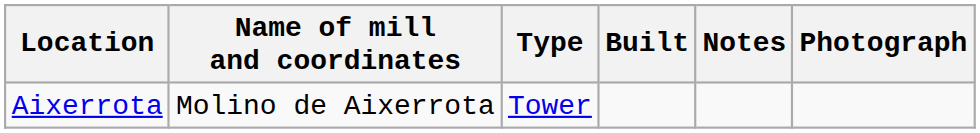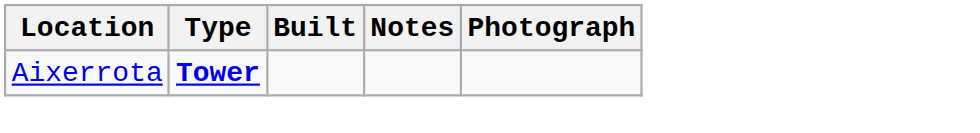- column: (335, 44)
(550, 106) normal -> (218, 73) bold
